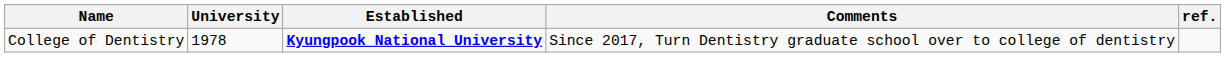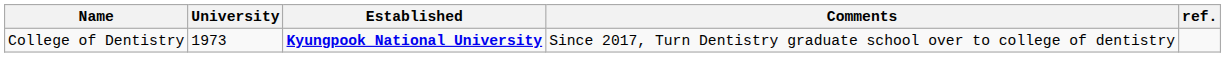(209, 40) 1978 -> (209, 40) 1973
